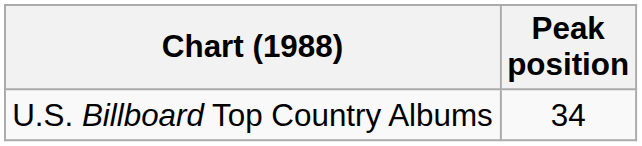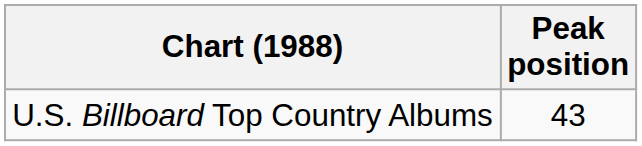(568, 114) 34 -> (568, 114) 43
